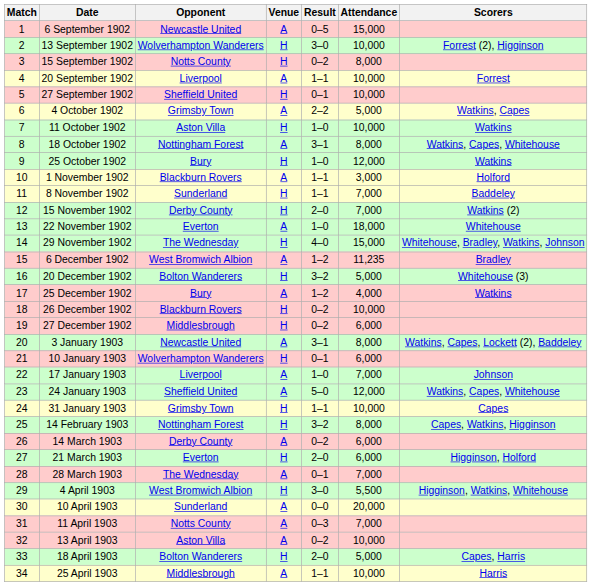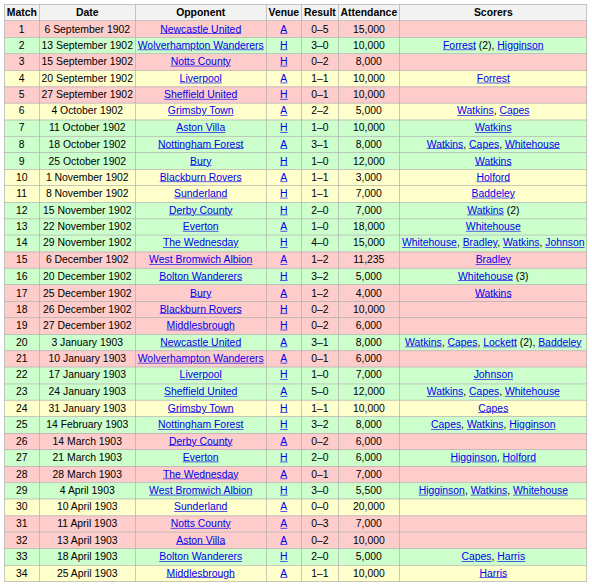(284, 359) H -> (284, 359) A
(284, 375) A -> (284, 375) H
